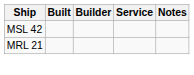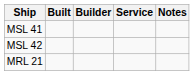+ row: (24, 29)
